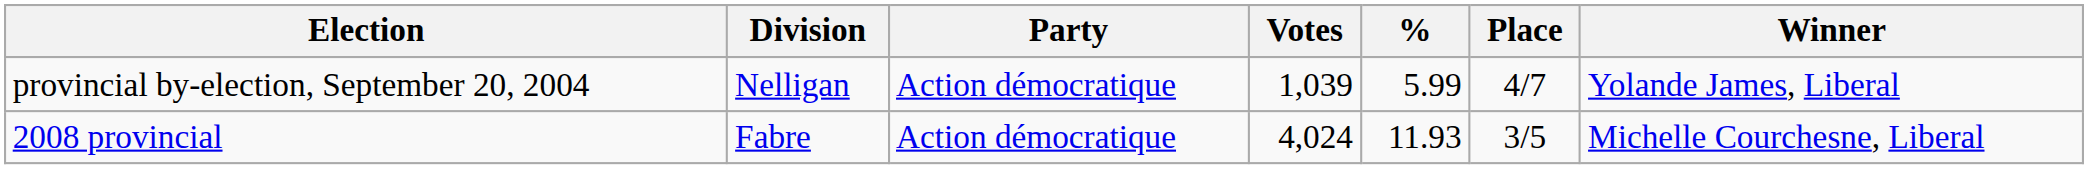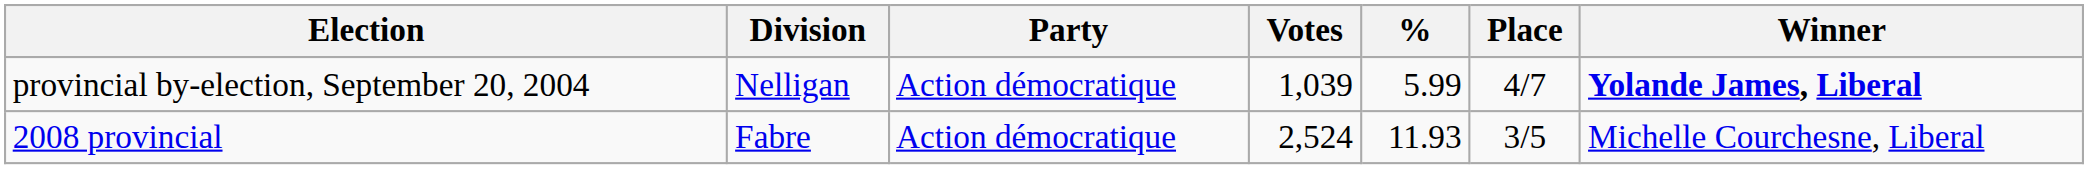(1744, 83) normal -> (1755, 83) bold
(1316, 136) 4,024 -> (1316, 136) 2,524
